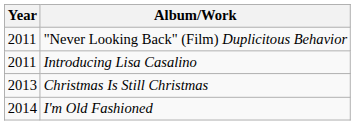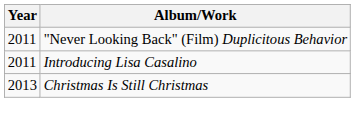- row: (98, 108)
